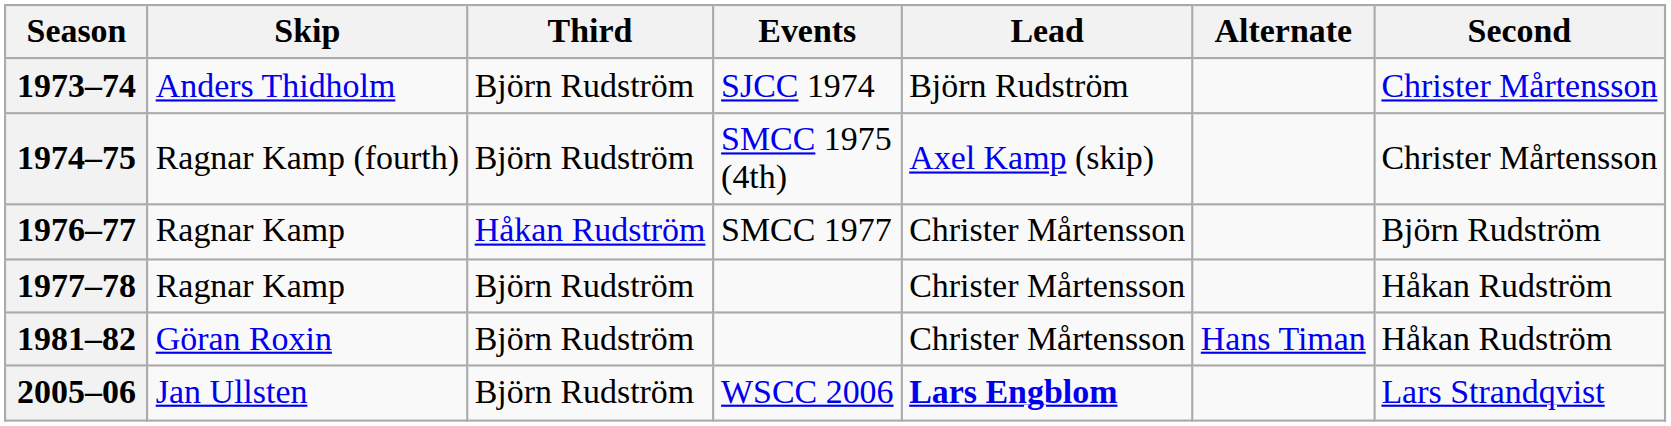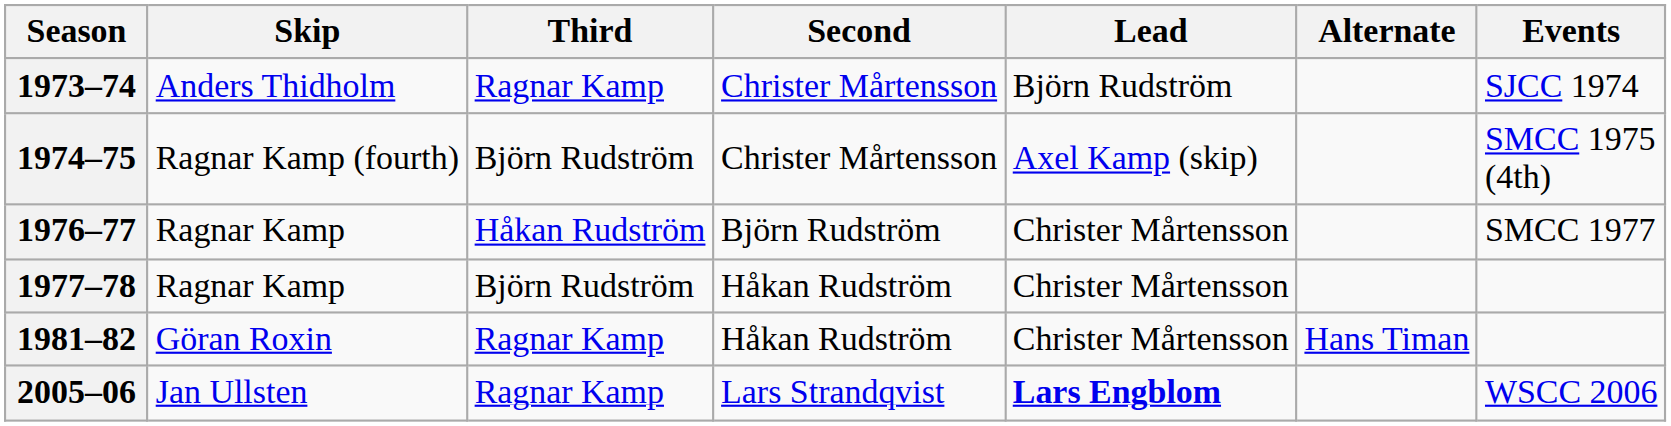columns swapped: (1519, 31) <-> (807, 31)
(584, 85) Björn Rudström -> (569, 85) Ragnar Kamp
(584, 338) Björn Rudström -> (569, 338) Ragnar Kamp
(584, 392) Björn Rudström -> (569, 392) Ragnar Kamp
